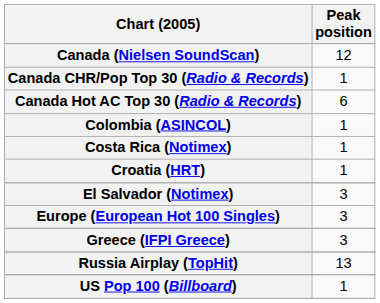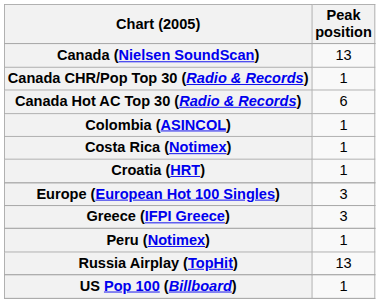(344, 55) 12 -> (344, 55) 13
- row: (158, 194)
+ row: (158, 240)
